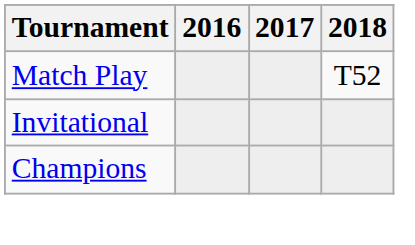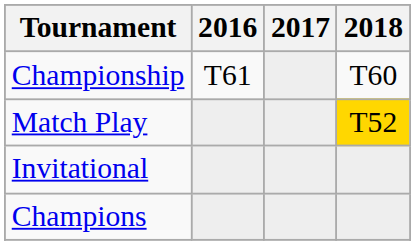+ row: (98, 74)
(357, 74) no background -> (373, 121) gold background
